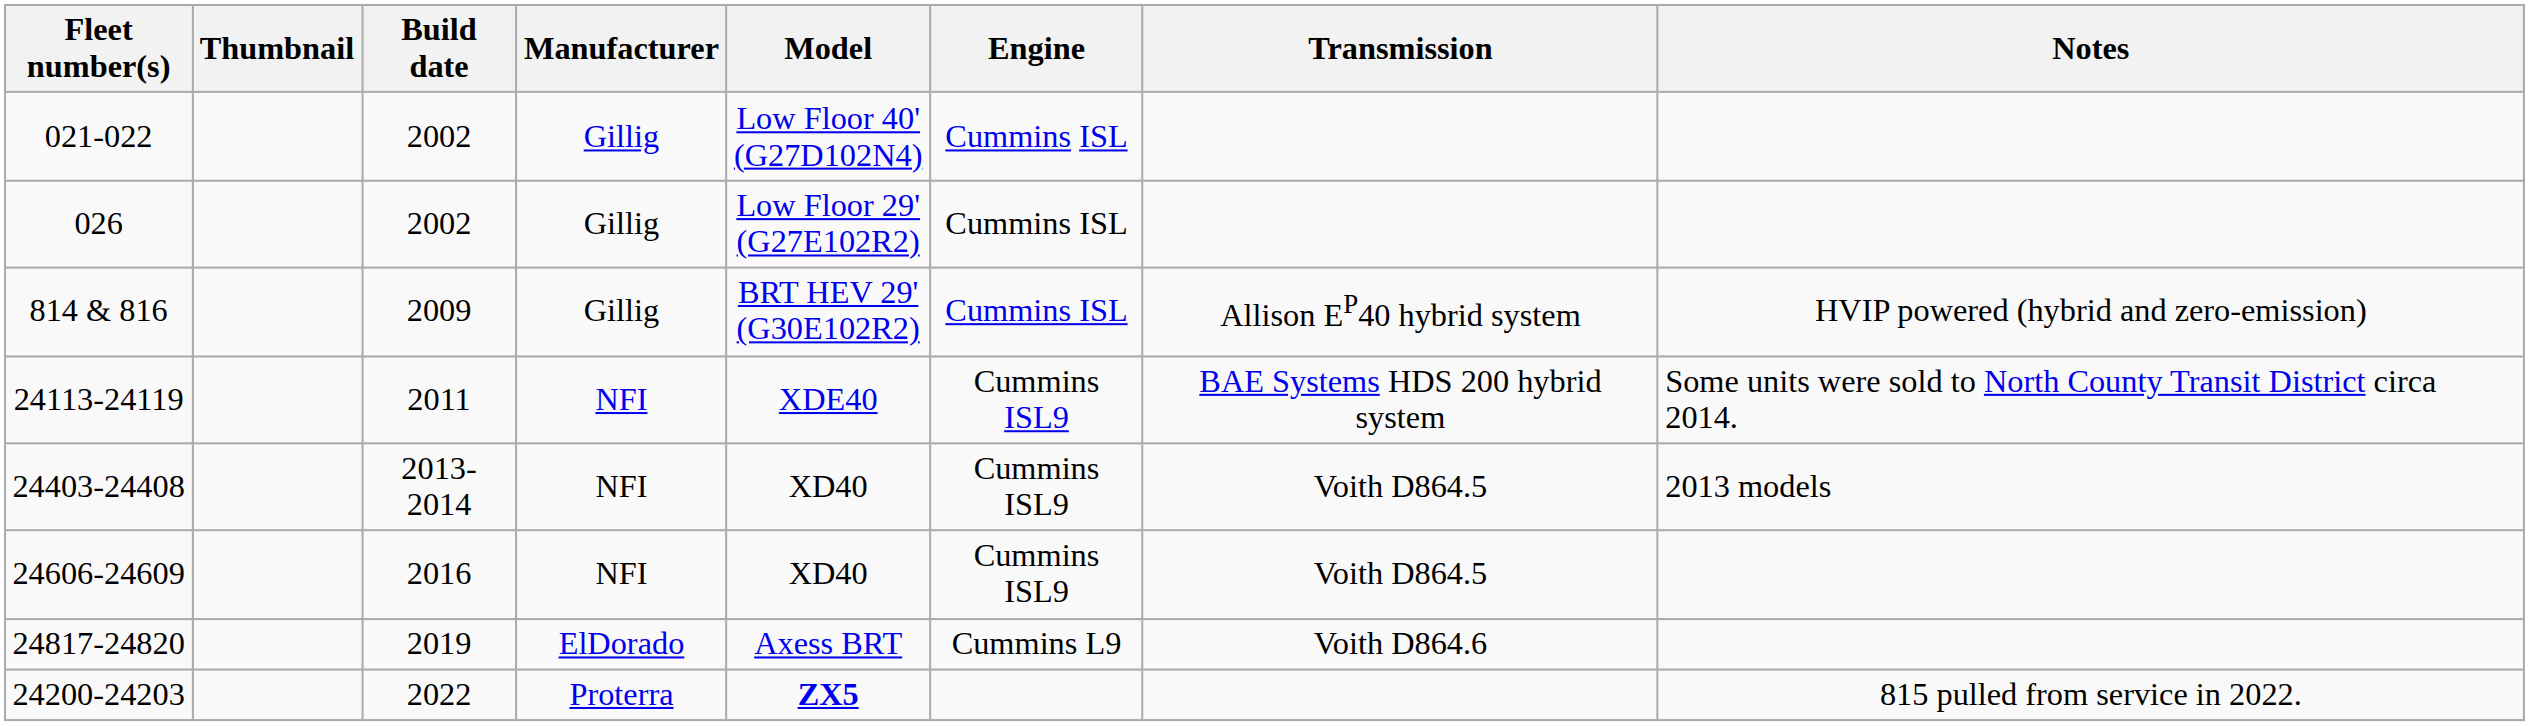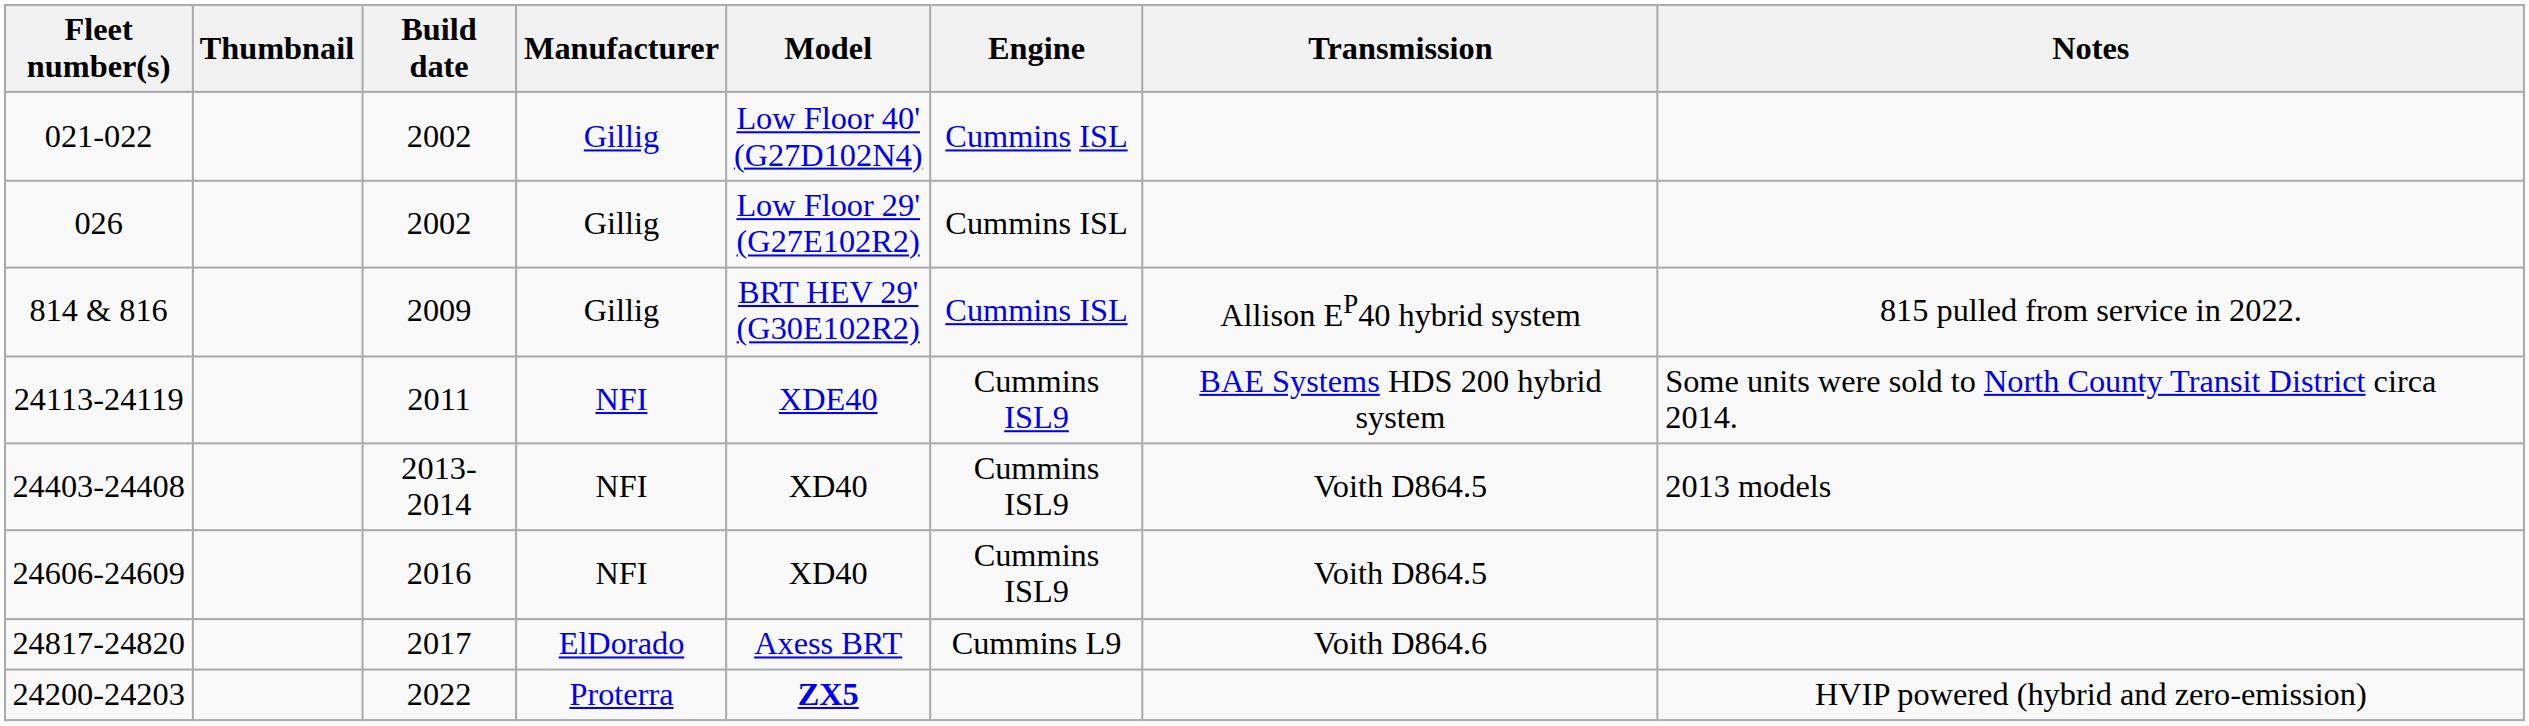(2091, 311) HVIP powered (hybrid and zero-emission) -> (2091, 311) 815 pulled from service in 2022.
(439, 643) 2019 -> (439, 643) 2017
(2091, 694) 815 pulled from service in 2022. -> (2091, 694) HVIP powered (hybrid and zero-emission)
